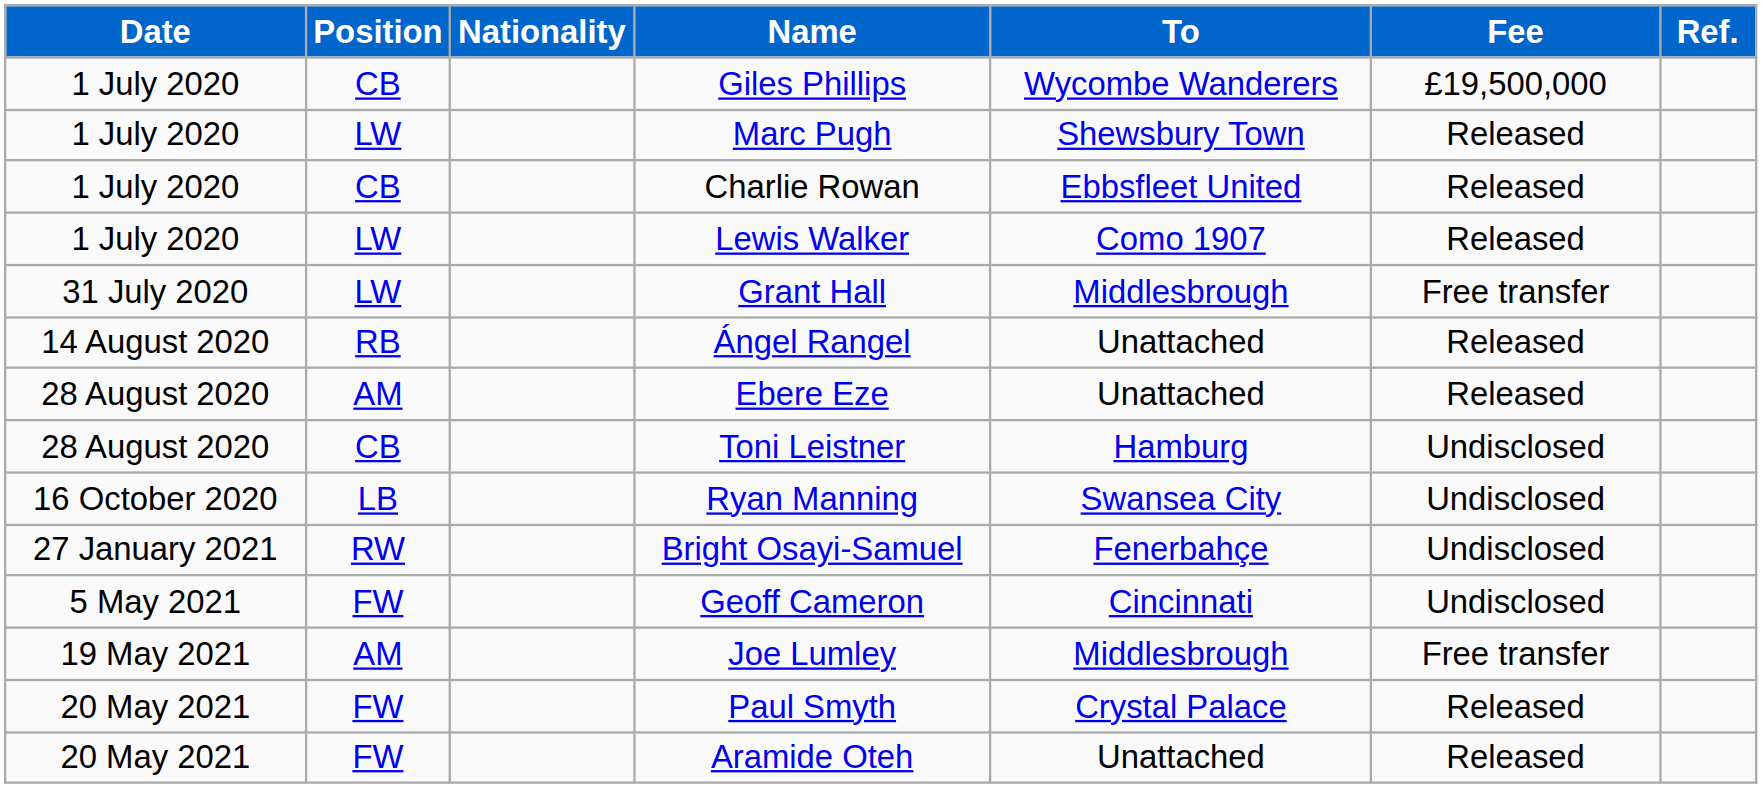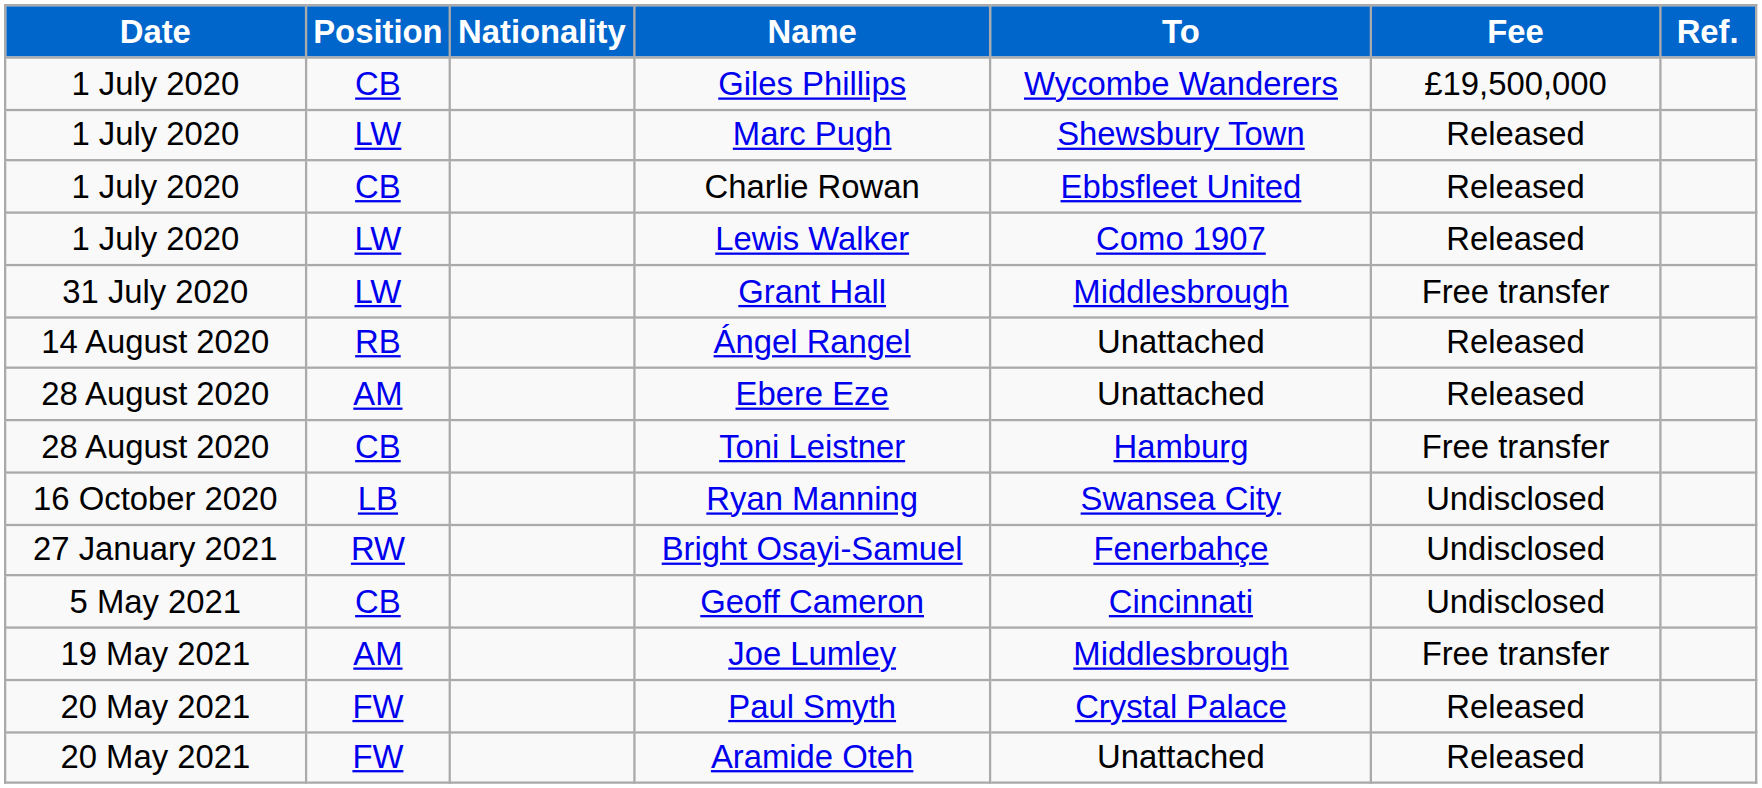(1516, 446) Undisclosed -> (1516, 446) Free transfer
(378, 602) FW -> (378, 602) CB
